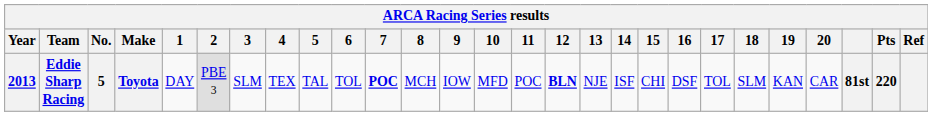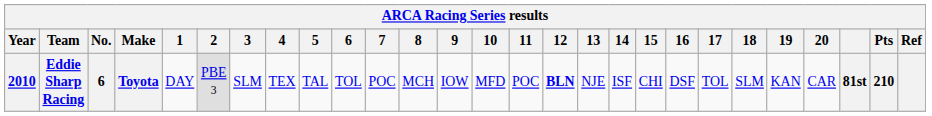(22, 82) 2013 -> (22, 82) 2010
(101, 82) 5 -> (101, 82) 6
(383, 82) bold -> (382, 82) normal
(886, 82) 220 -> (884, 82) 210
